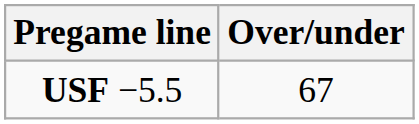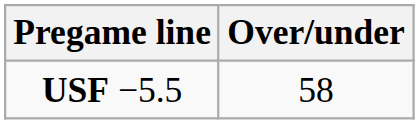(316, 88) 67 -> (316, 88) 58
